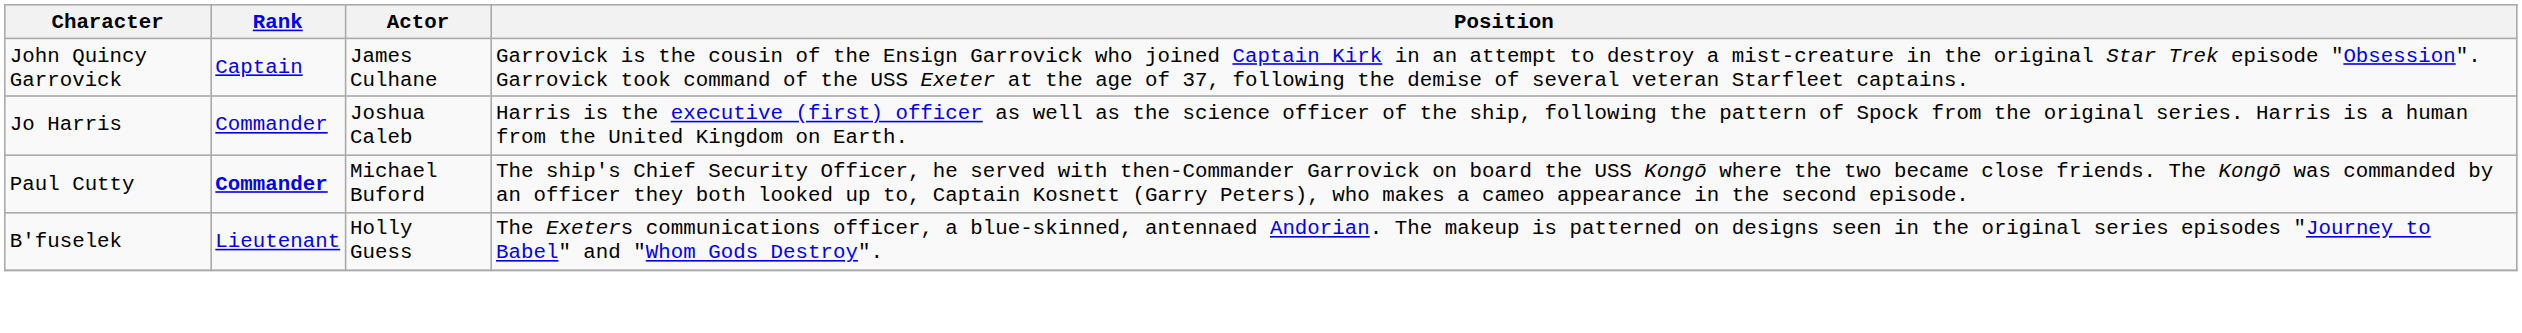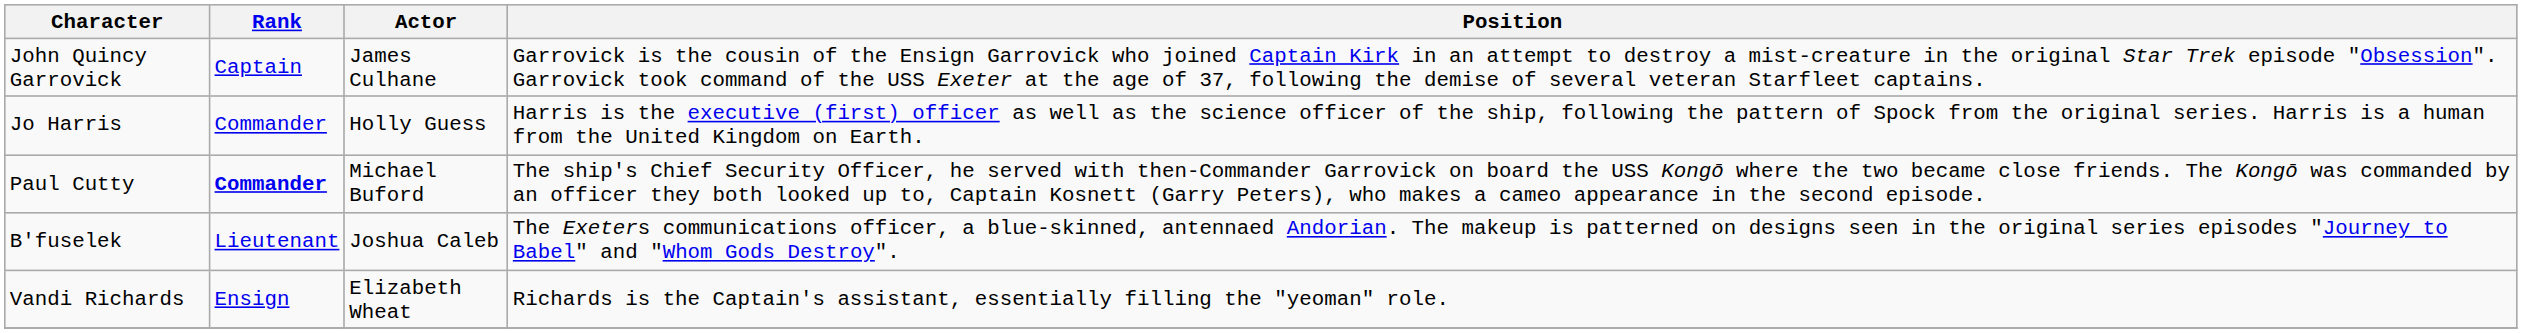(388, 126) Joshua Caleb -> (418, 126) Holly Guess
(381, 241) Holly Guess -> (424, 241) Joshua Caleb
+ row: (97, 299)
